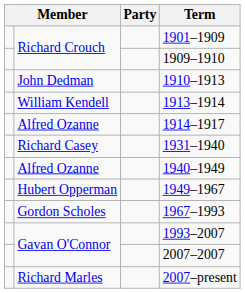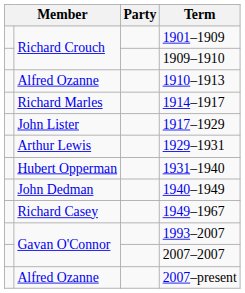(55, 80) John Dedman -> (58, 80) Alfred Ozanne
- row: (194, 102)
(58, 124) Alfred Ozanne -> (60, 102) Richard Marles
+ row: (194, 124)
+ row: (194, 146)
(58, 146) Richard Casey -> (67, 168) Hubert Opperman
(58, 168) Alfred Ozanne -> (55, 189) John Dedman
(67, 189) Hubert Opperman -> (58, 211) Richard Casey
- row: (194, 211)
(60, 277) Richard Marles -> (58, 277) Alfred Ozanne
